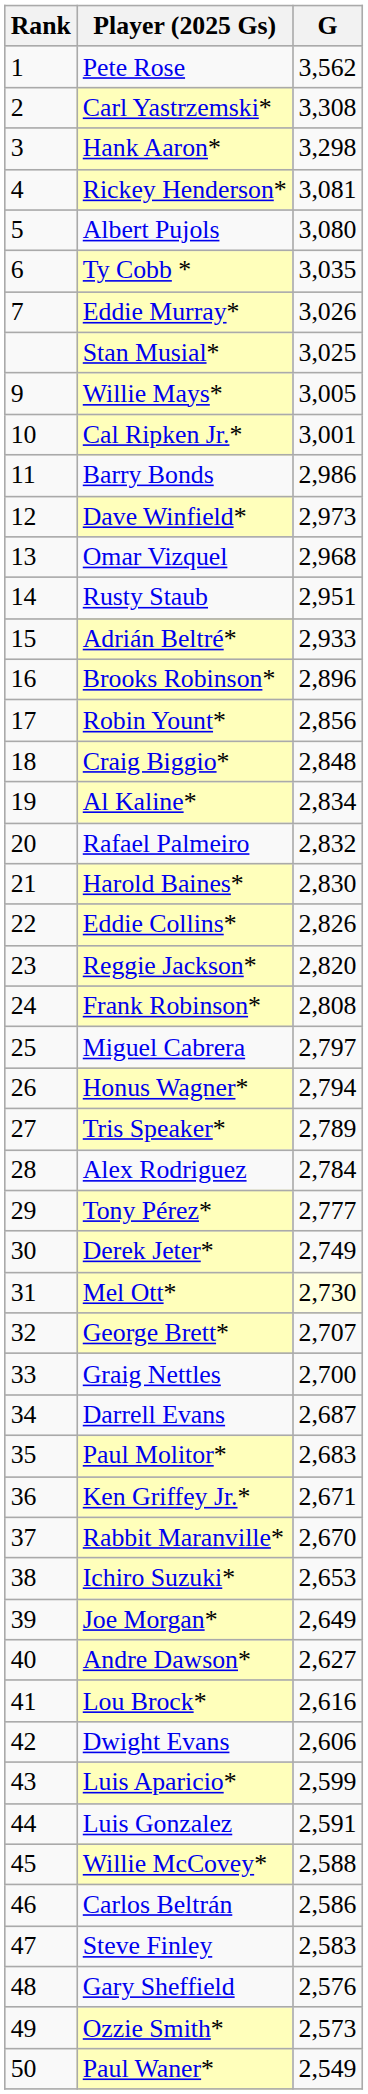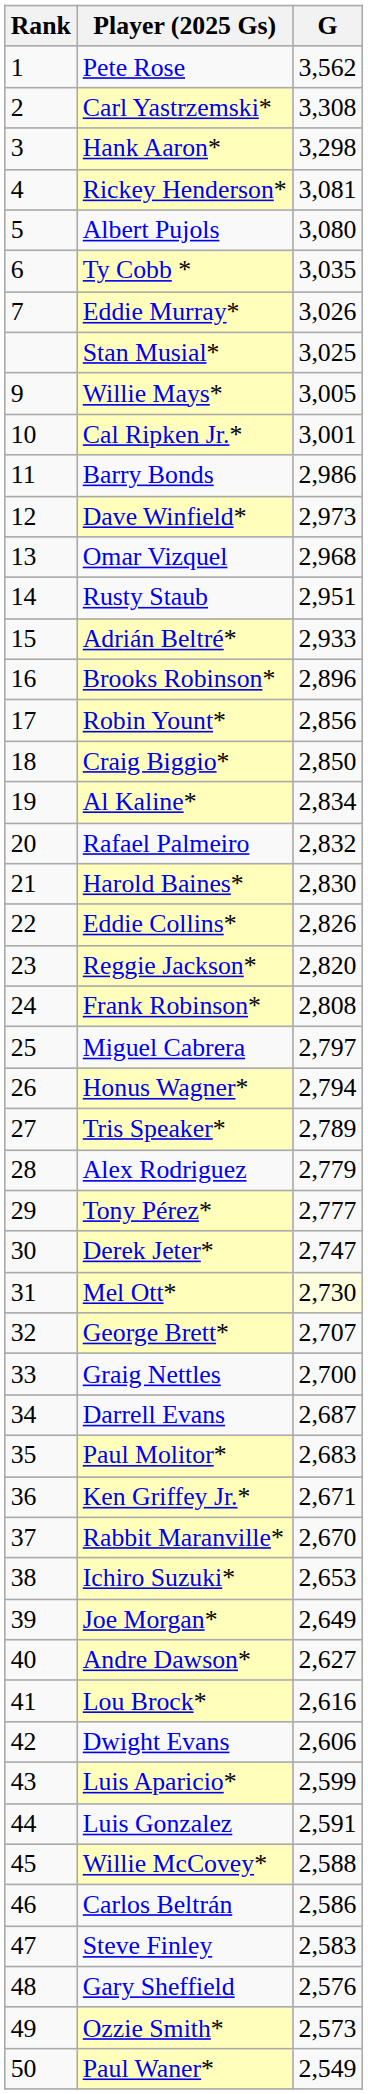(328, 761) 2,848 -> (328, 761) 2,850
(328, 1169) 2,784 -> (328, 1169) 2,779
(328, 1251) 2,749 -> (328, 1251) 2,747
